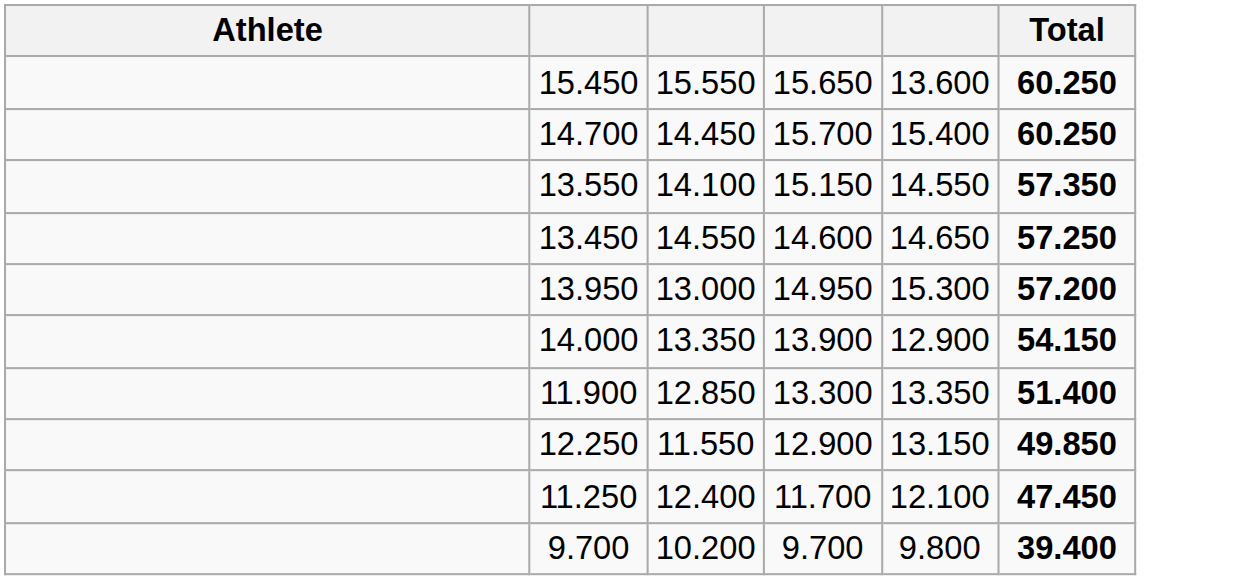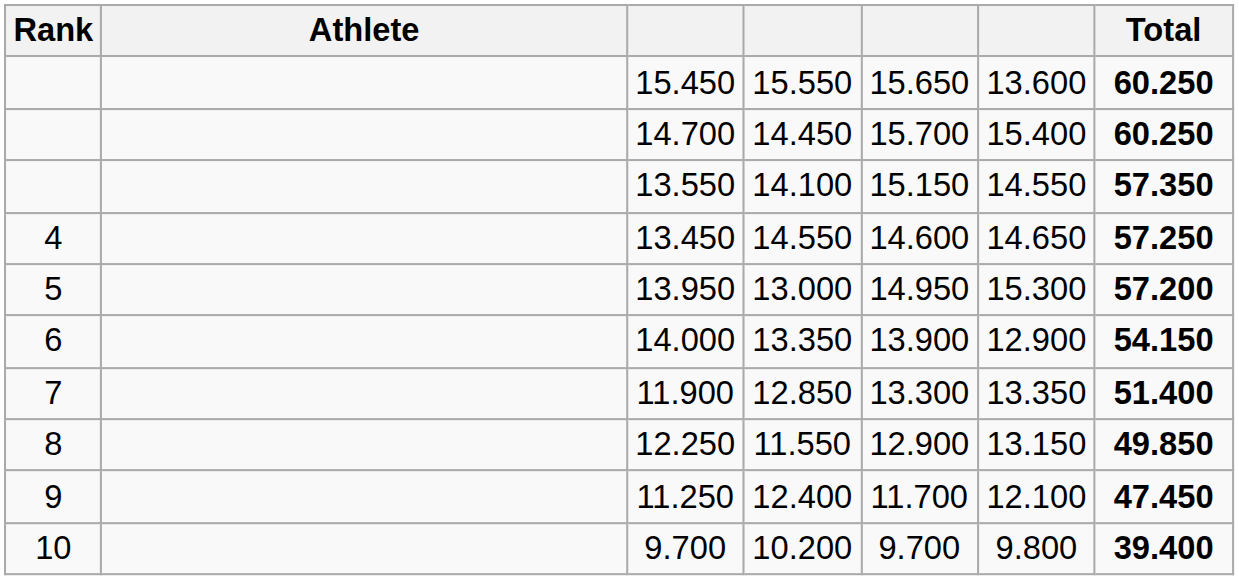+ column: (53, 30)
